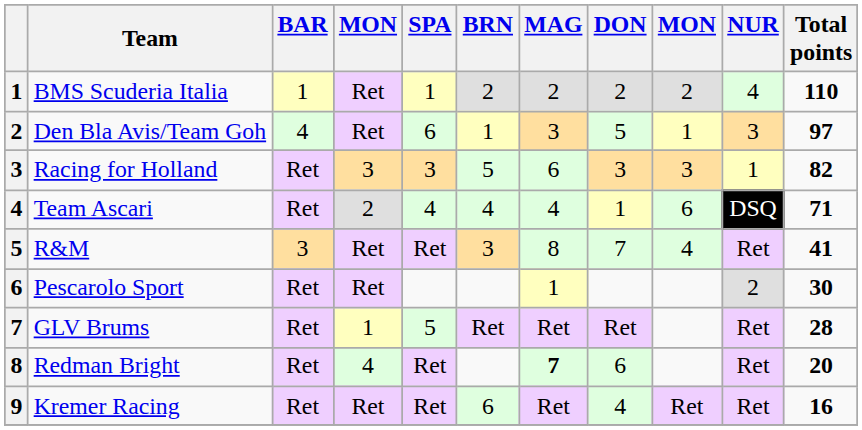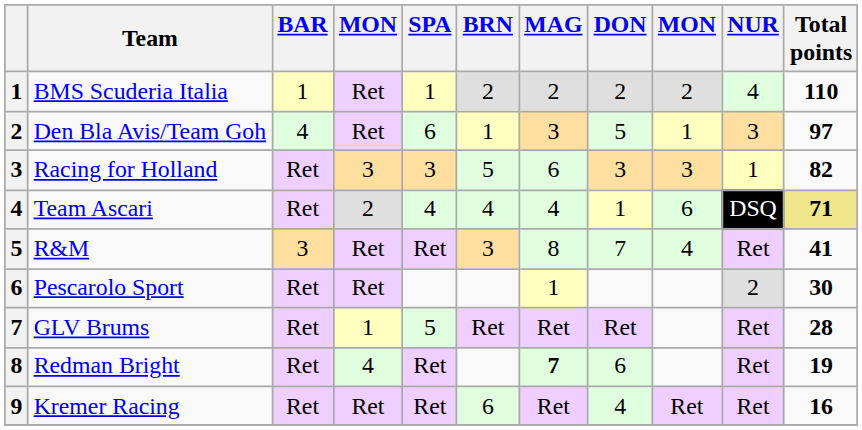(821, 208) no background -> (821, 208) khaki background
(821, 365) 20 -> (821, 365) 19
